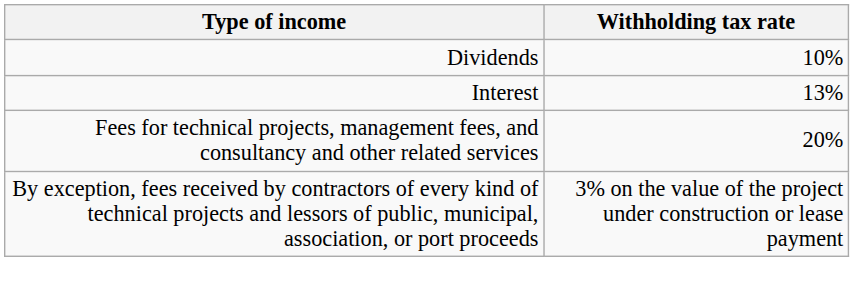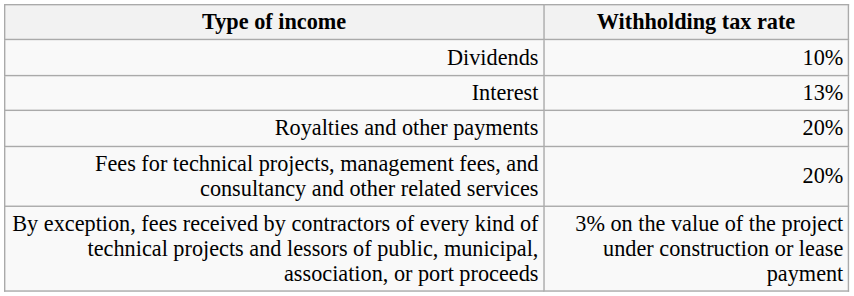+ row: (407, 127)
